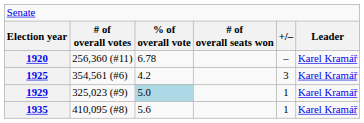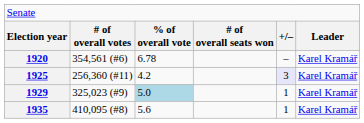(102, 59) 256,360 (#11) -> (100, 59) 354,561 (#6)
(100, 76) 354,561 (#6) -> (102, 76) 256,360 (#11)
(286, 76) no background -> (286, 76) lavender background
